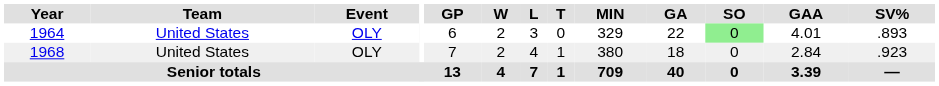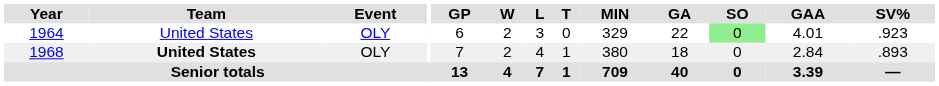(892, 33) .893 -> (893, 33) .923
(202, 52) normal -> (206, 52) bold
(892, 52) .923 -> (893, 52) .893
